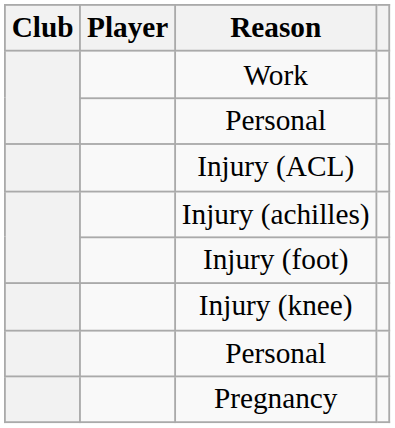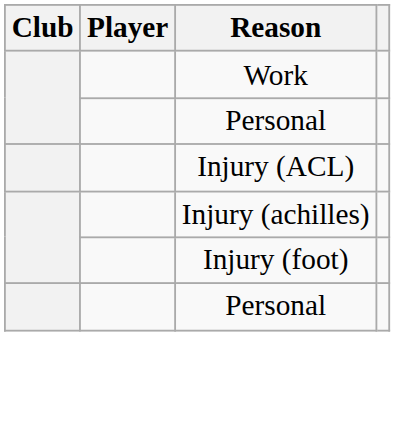- row: (43, 307)
- row: (43, 400)
